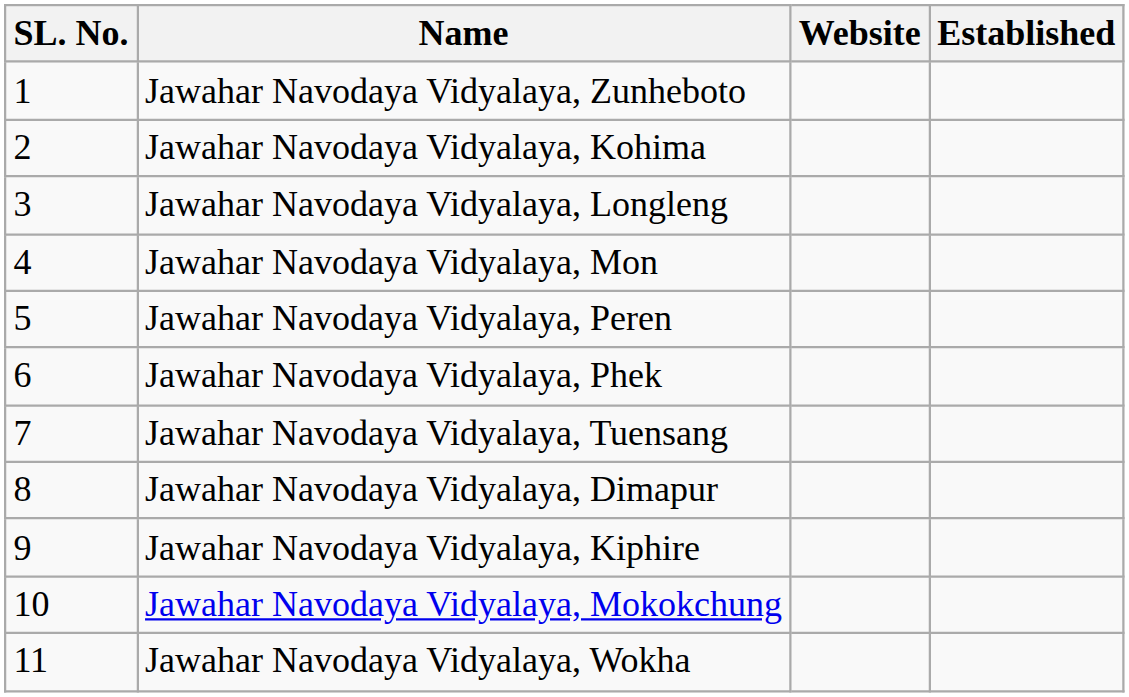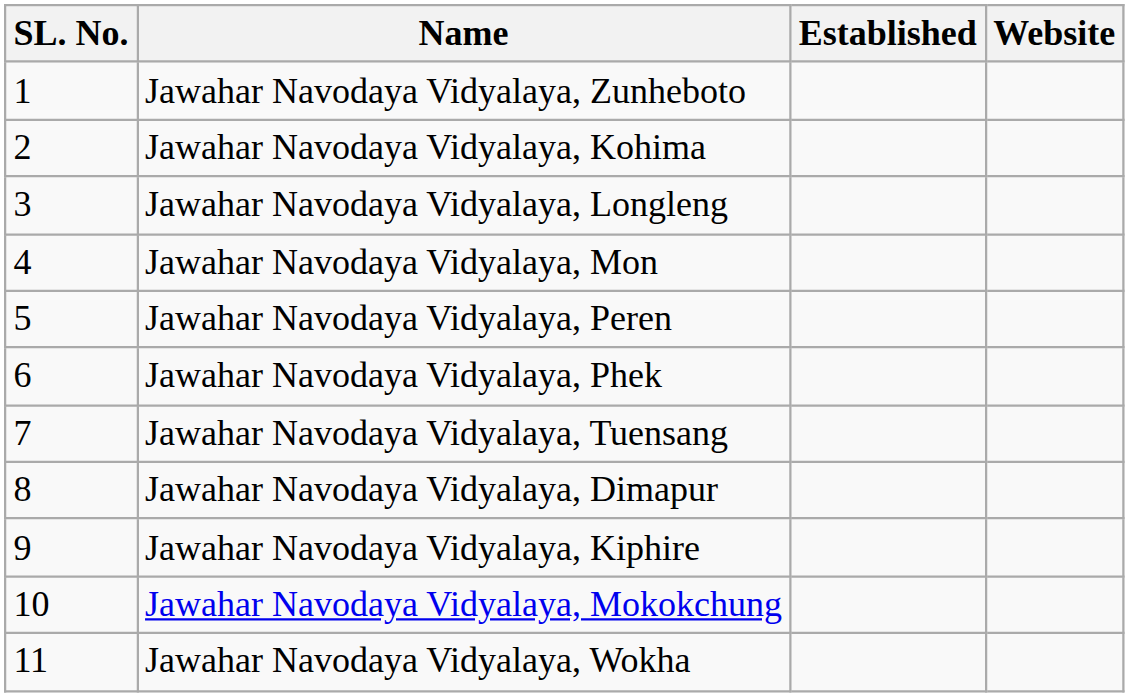columns swapped: (1026, 33) <-> (860, 33)
